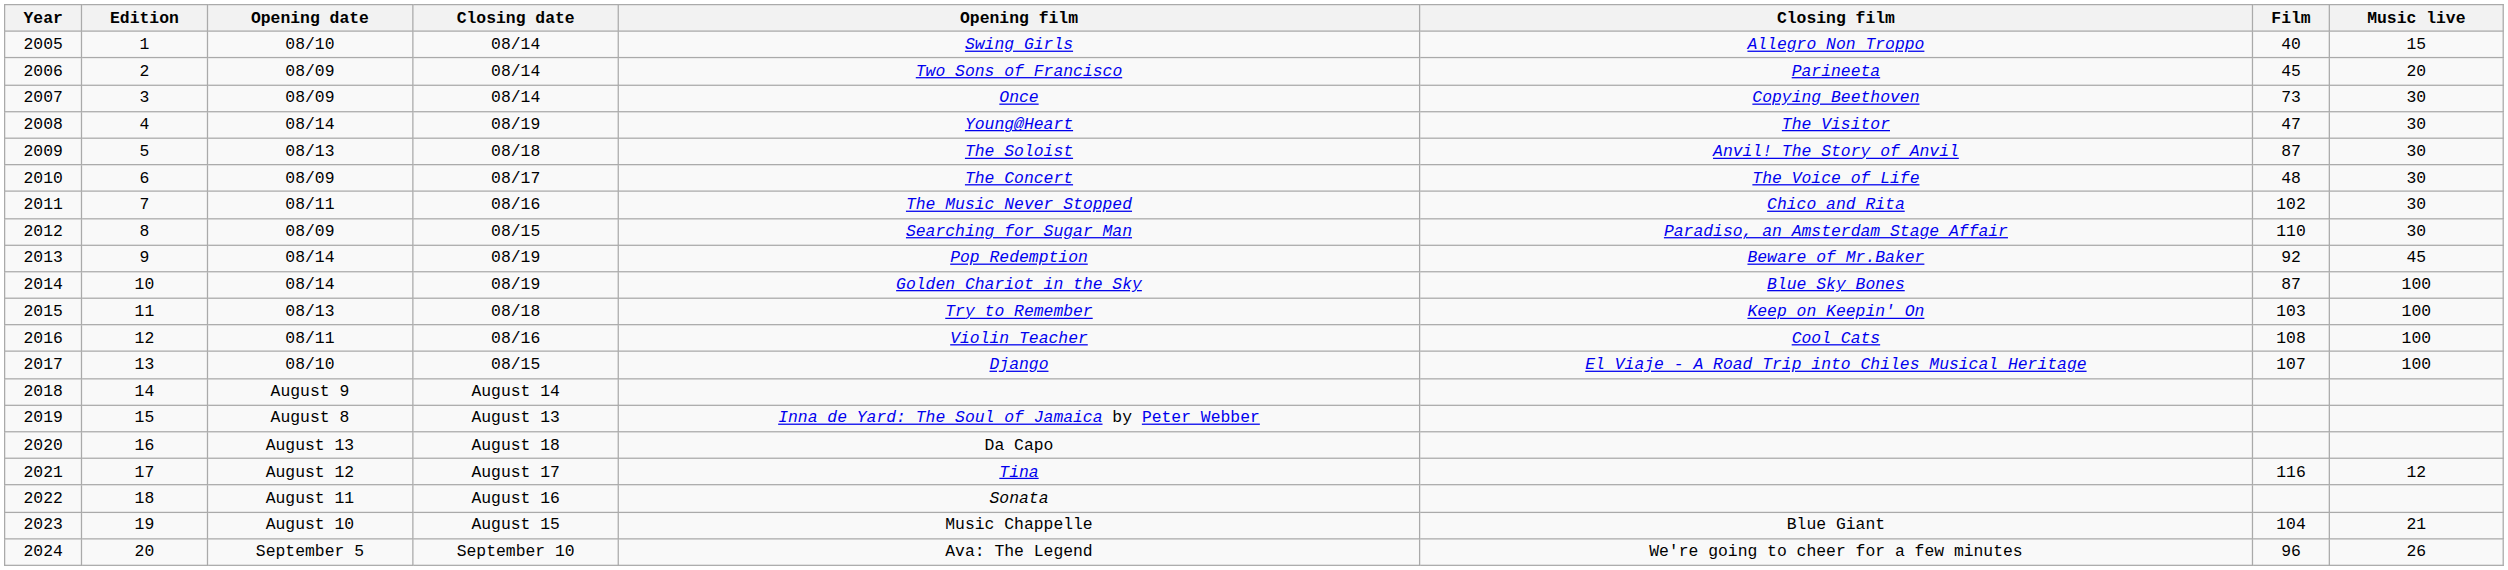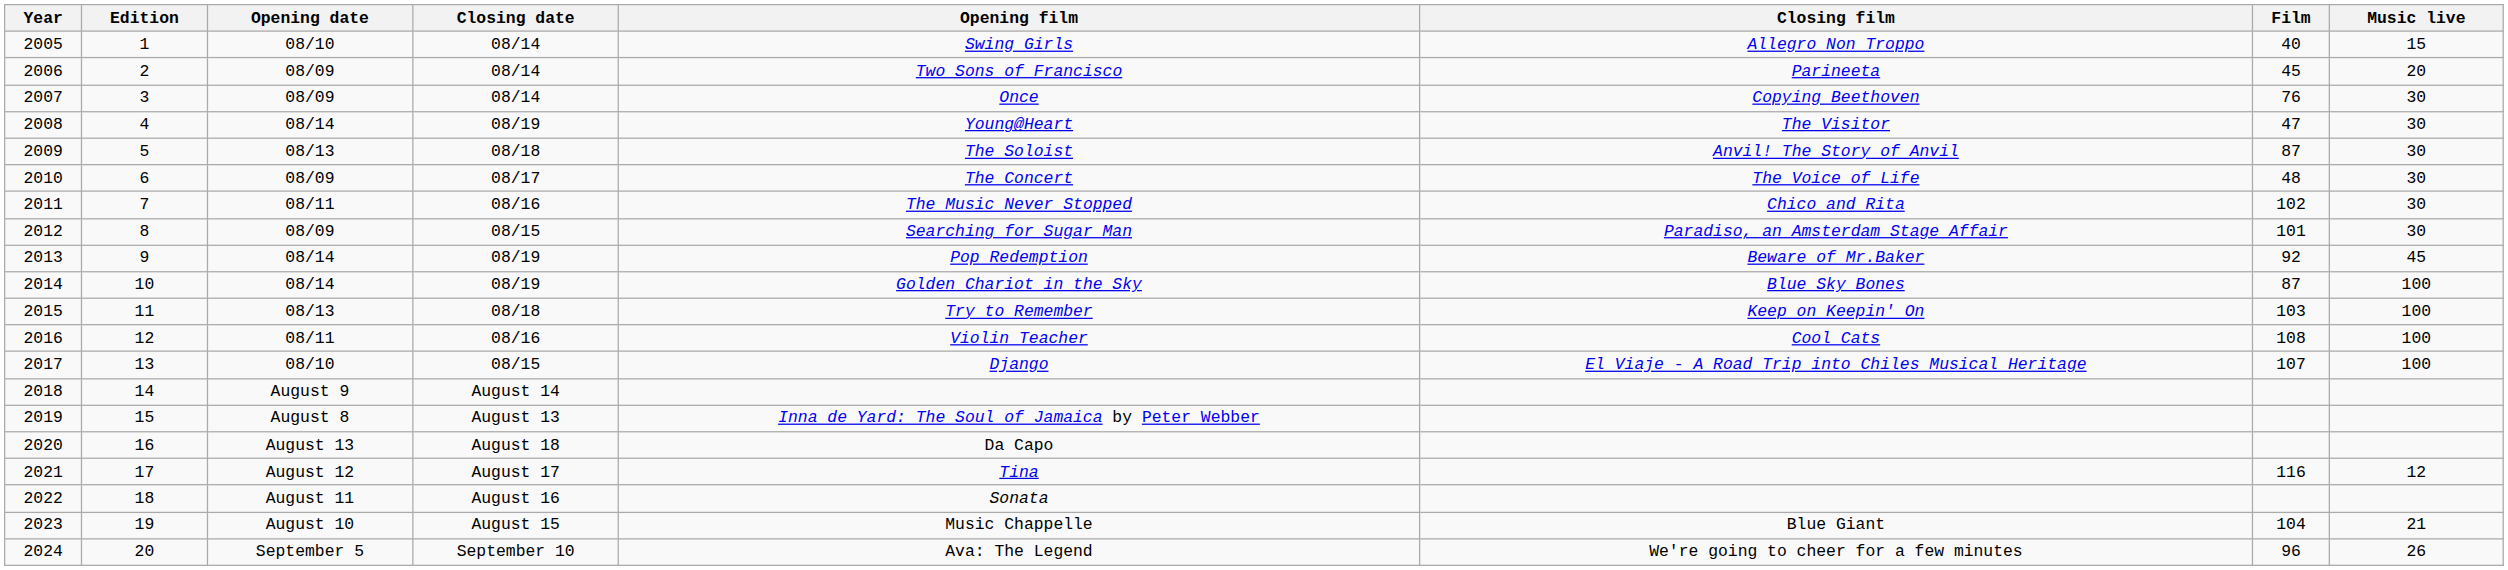(2291, 98) 73 -> (2291, 98) 76
(2291, 232) 110 -> (2291, 232) 101
